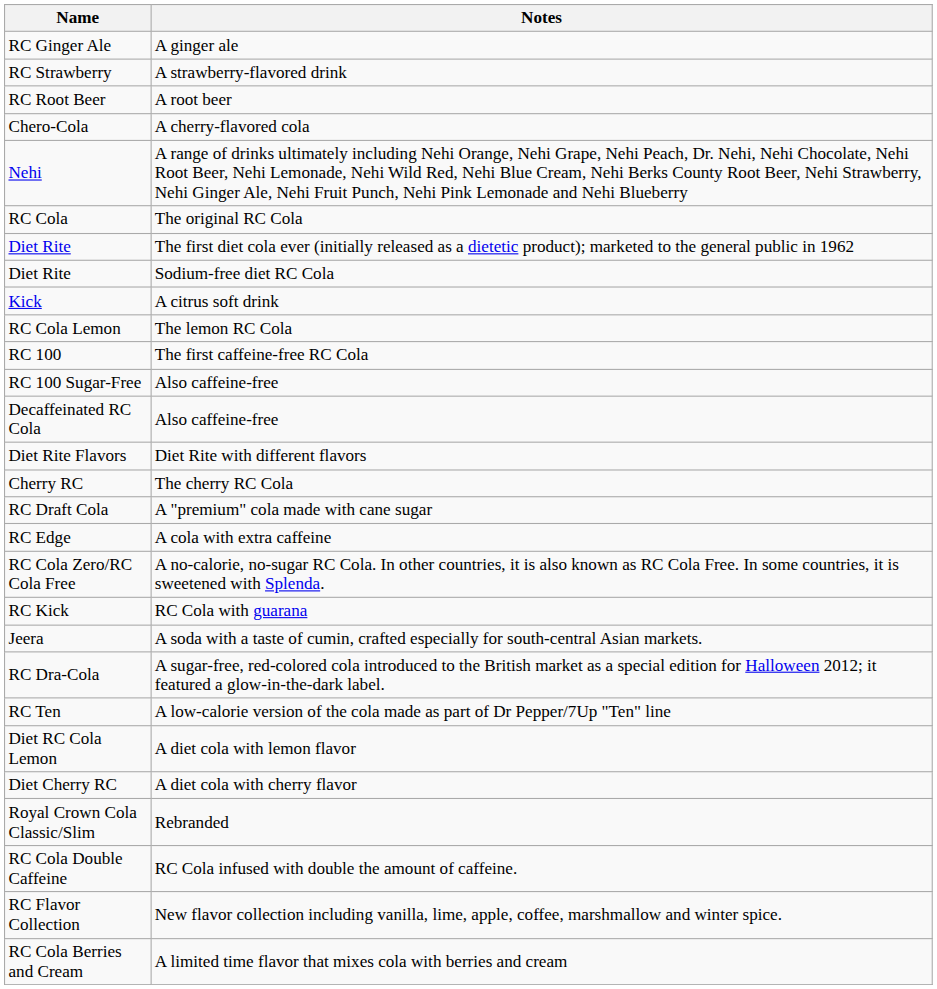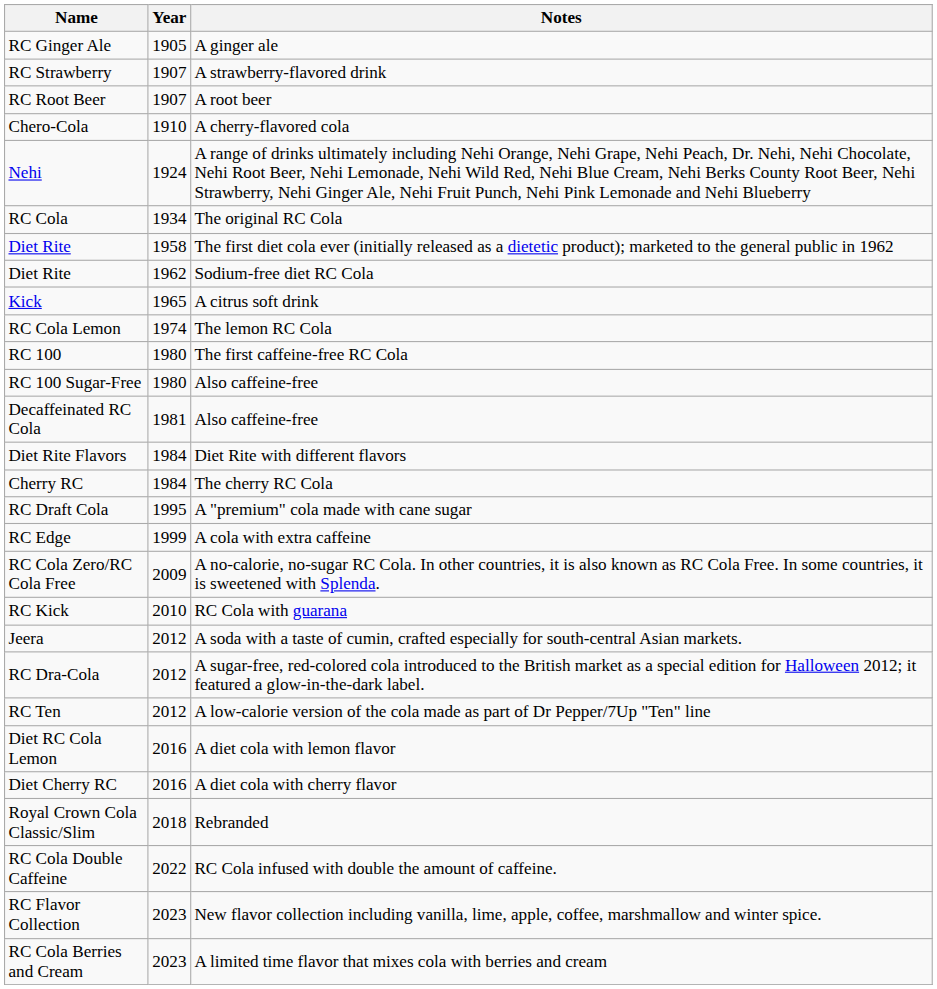+ column: (169, 18)
